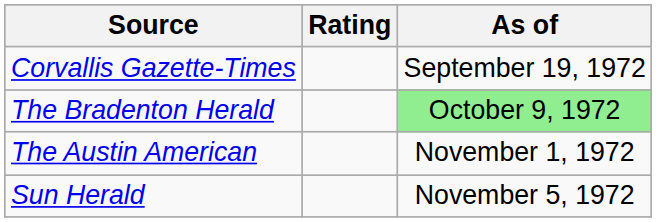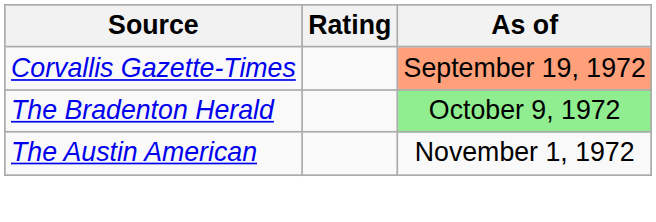(525, 68) no background -> (525, 68) lightsalmon background
- row: (78, 195)
